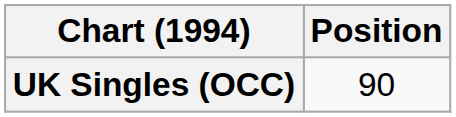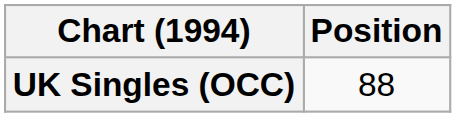(377, 84) 90 -> (377, 84) 88
